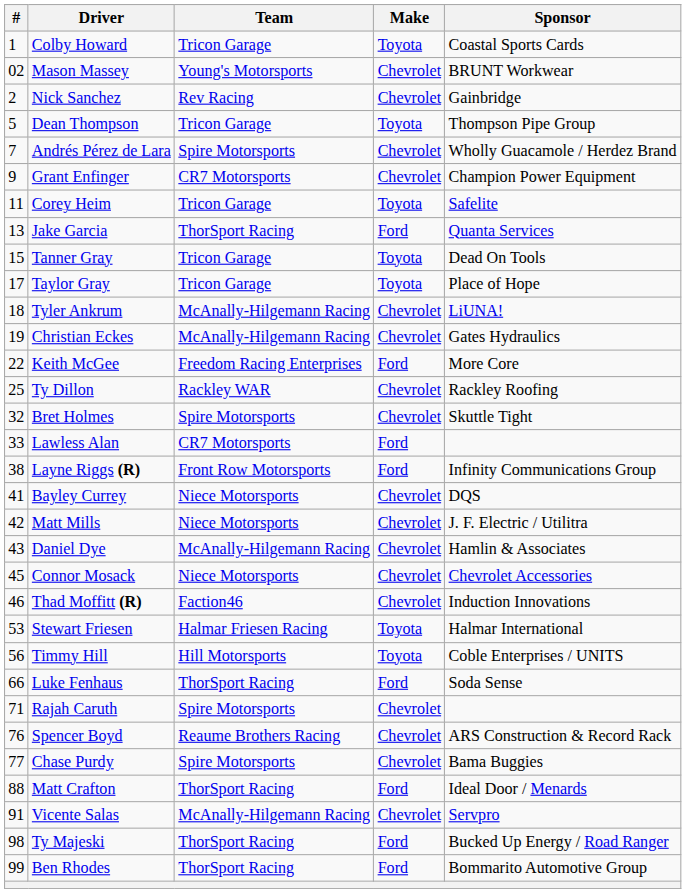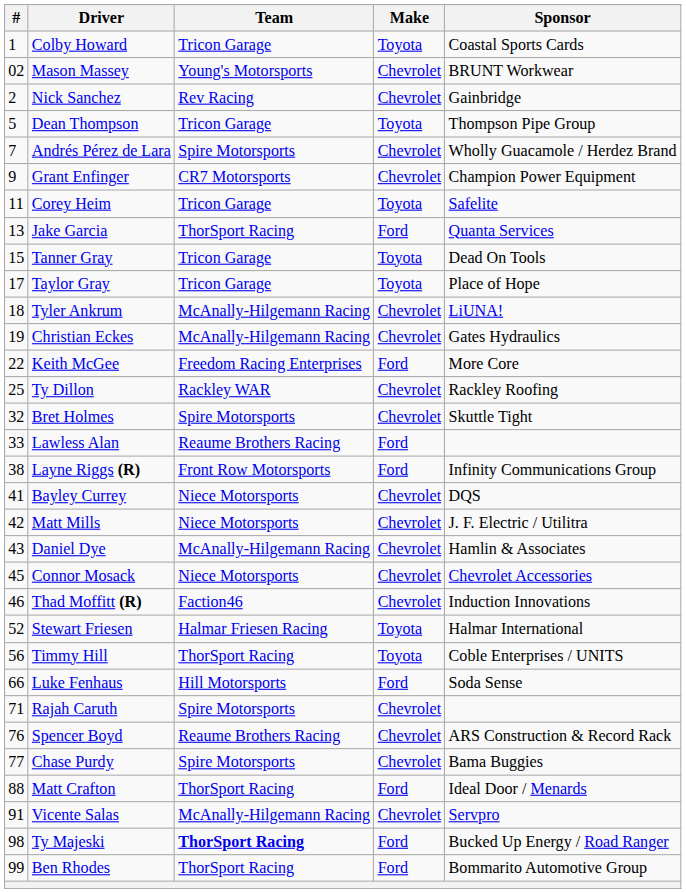(234, 443) CR7 Motorsports -> (259, 443) Reaume Brothers Racing
(16, 628) 53 -> (16, 628) 52
(232, 655) Hill Motorsports -> (236, 655) ThorSport Racing
(236, 682) ThorSport Racing -> (232, 682) Hill Motorsports
(236, 841) normal -> (241, 841) bold
